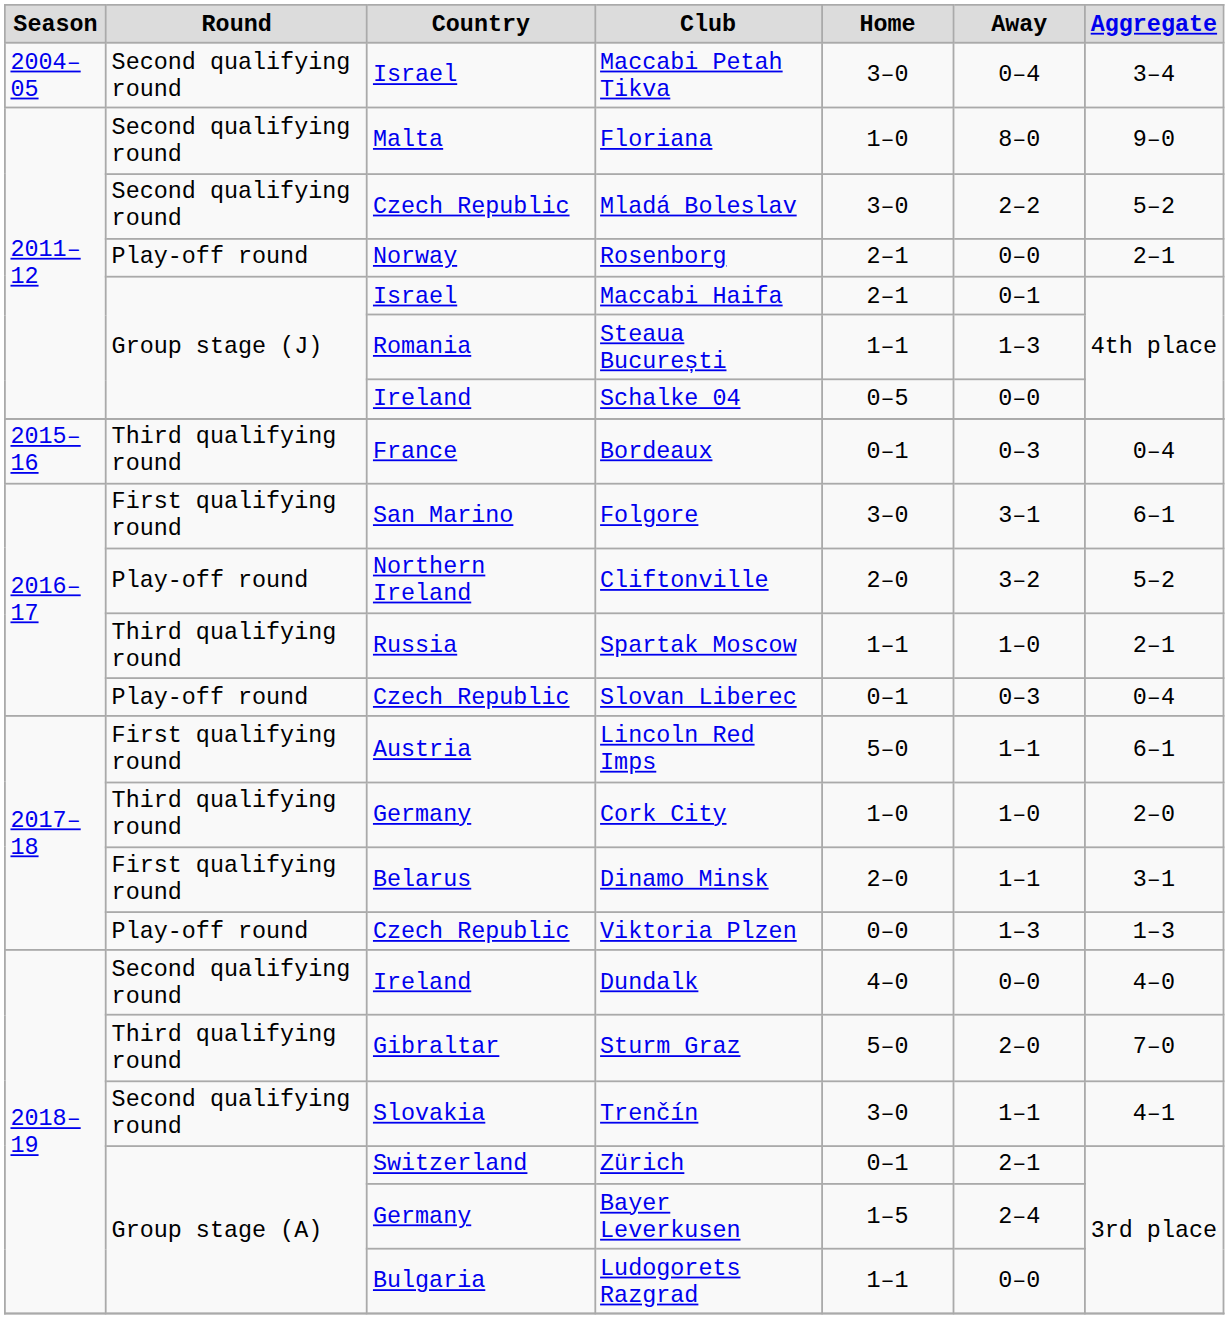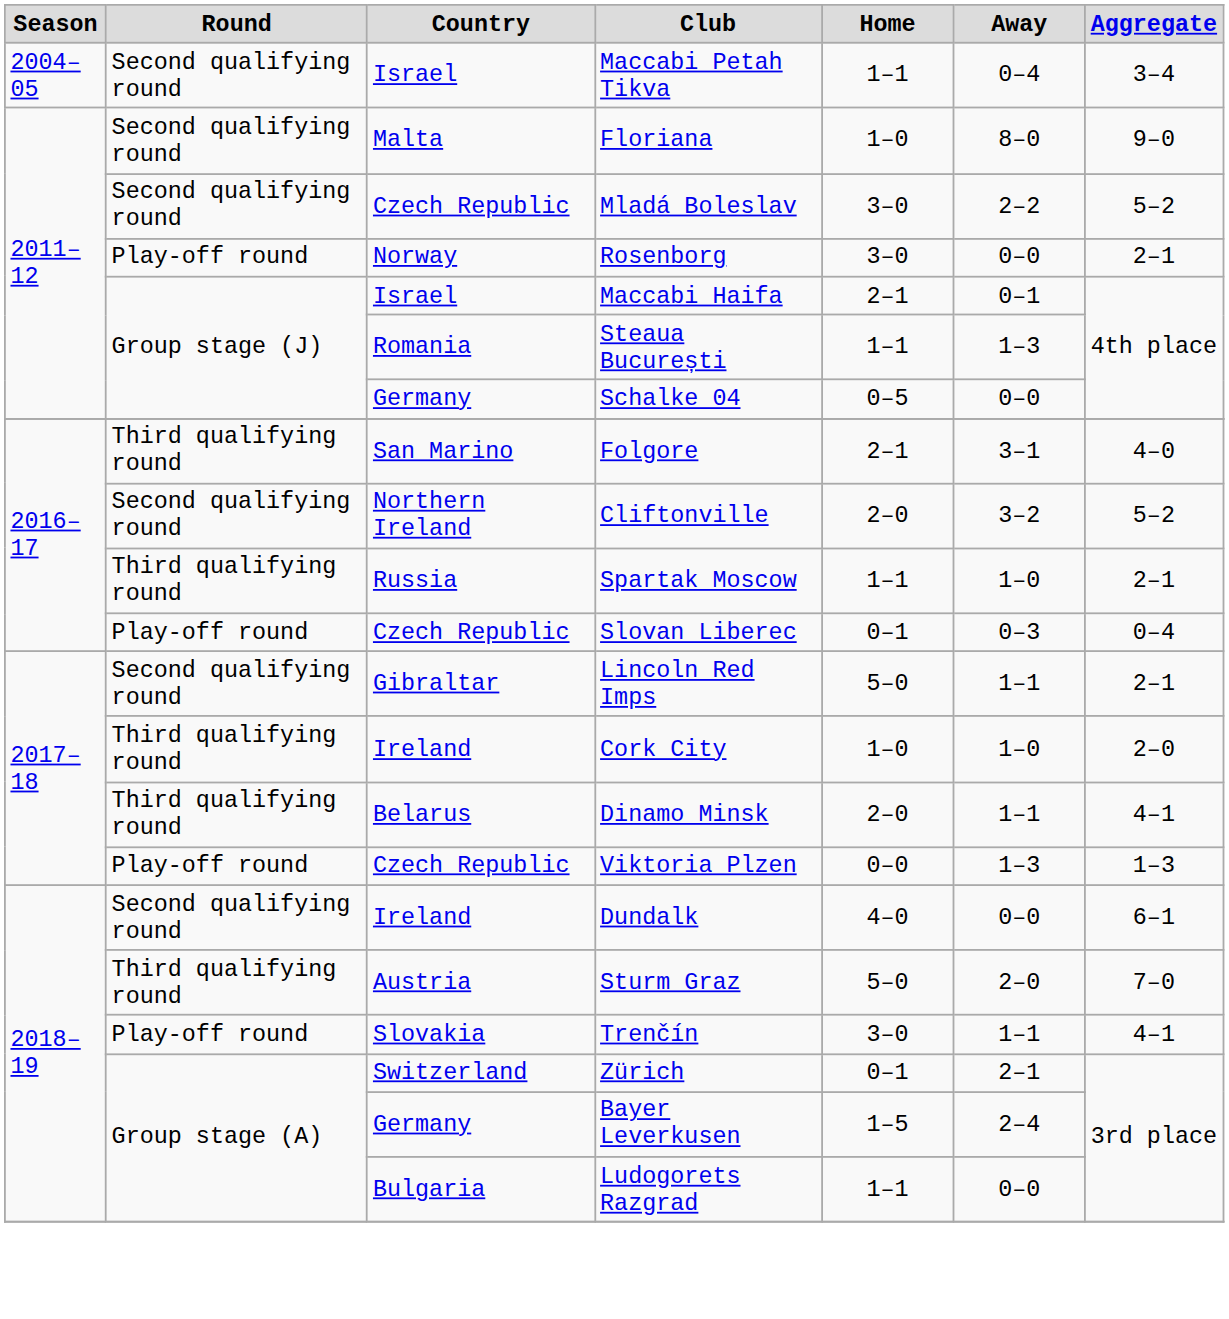(888, 76) 3–0 -> (888, 76) 1–1
(888, 258) 2–1 -> (888, 258) 3–0
(422, 399) Ireland -> (422, 399) Germany
- row: (656, 451)
(224, 516) First qualifying round -> (224, 451) Third qualifying round
(888, 516) 3–0 -> (888, 451) 2–1
(1154, 516) 6–1 -> (1154, 451) 4–0
(210, 581) Play-off round -> (231, 516) Second qualifying round
(224, 749) First qualifying round -> (231, 684) Second qualifying round
(422, 749) Austria -> (436, 684) Gibraltar
(1154, 749) 6–1 -> (1154, 684) 2–1
(422, 814) Germany -> (422, 749) Ireland
(224, 880) First qualifying round -> (224, 814) Third qualifying round
(1154, 880) 3–1 -> (1154, 814) 4–1
(1154, 983) 4–0 -> (1154, 918) 6–1
(436, 1048) Gibraltar -> (422, 983) Austria
(231, 1113) Second qualifying round -> (210, 1034) Play-off round
